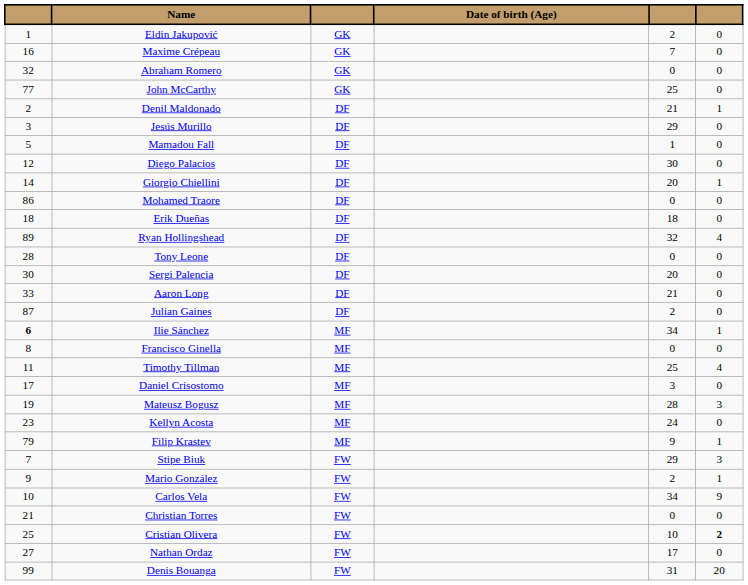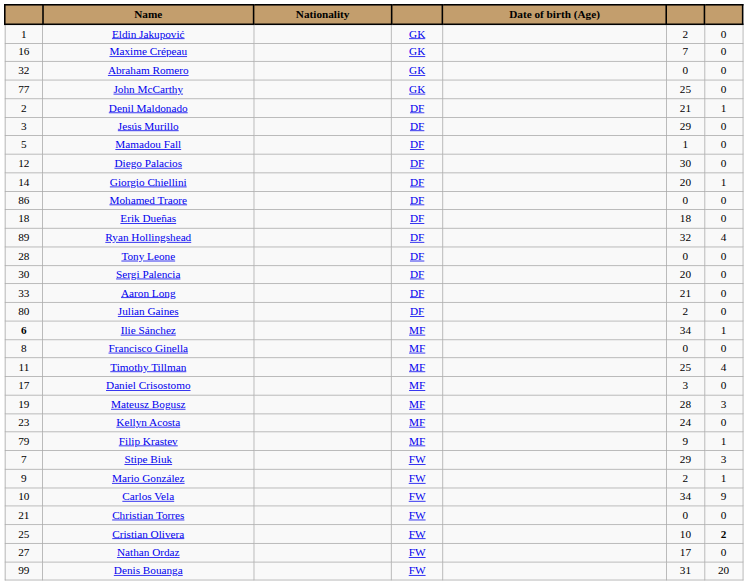+ column: (323, 14)
(28, 312) 87 -> (24, 312) 80
